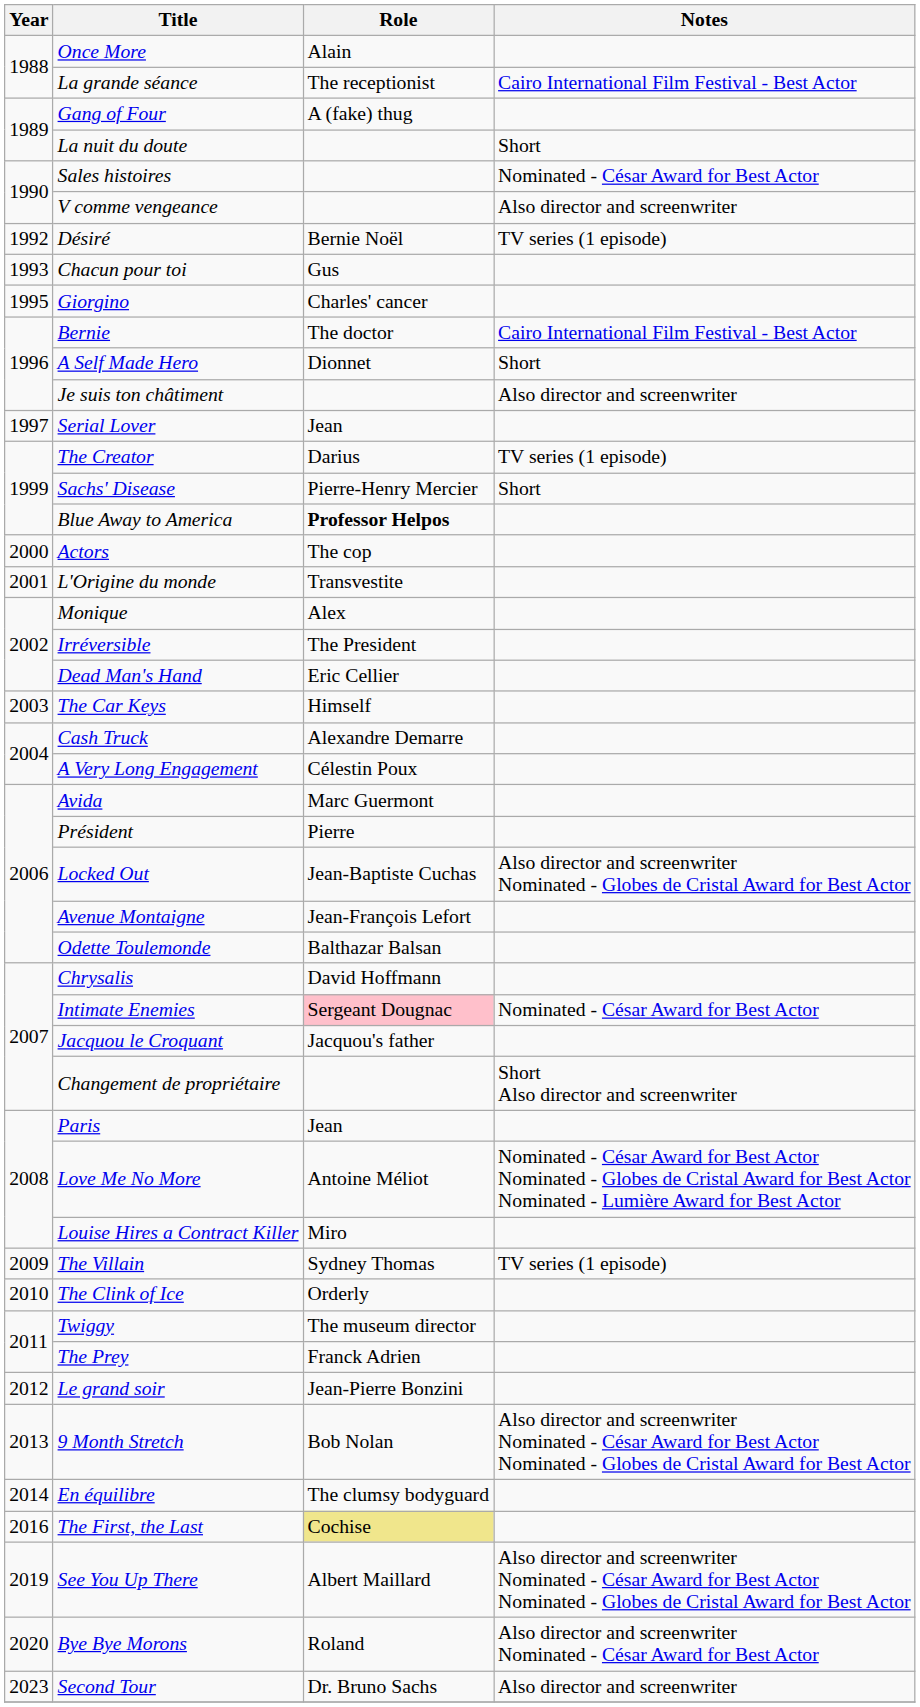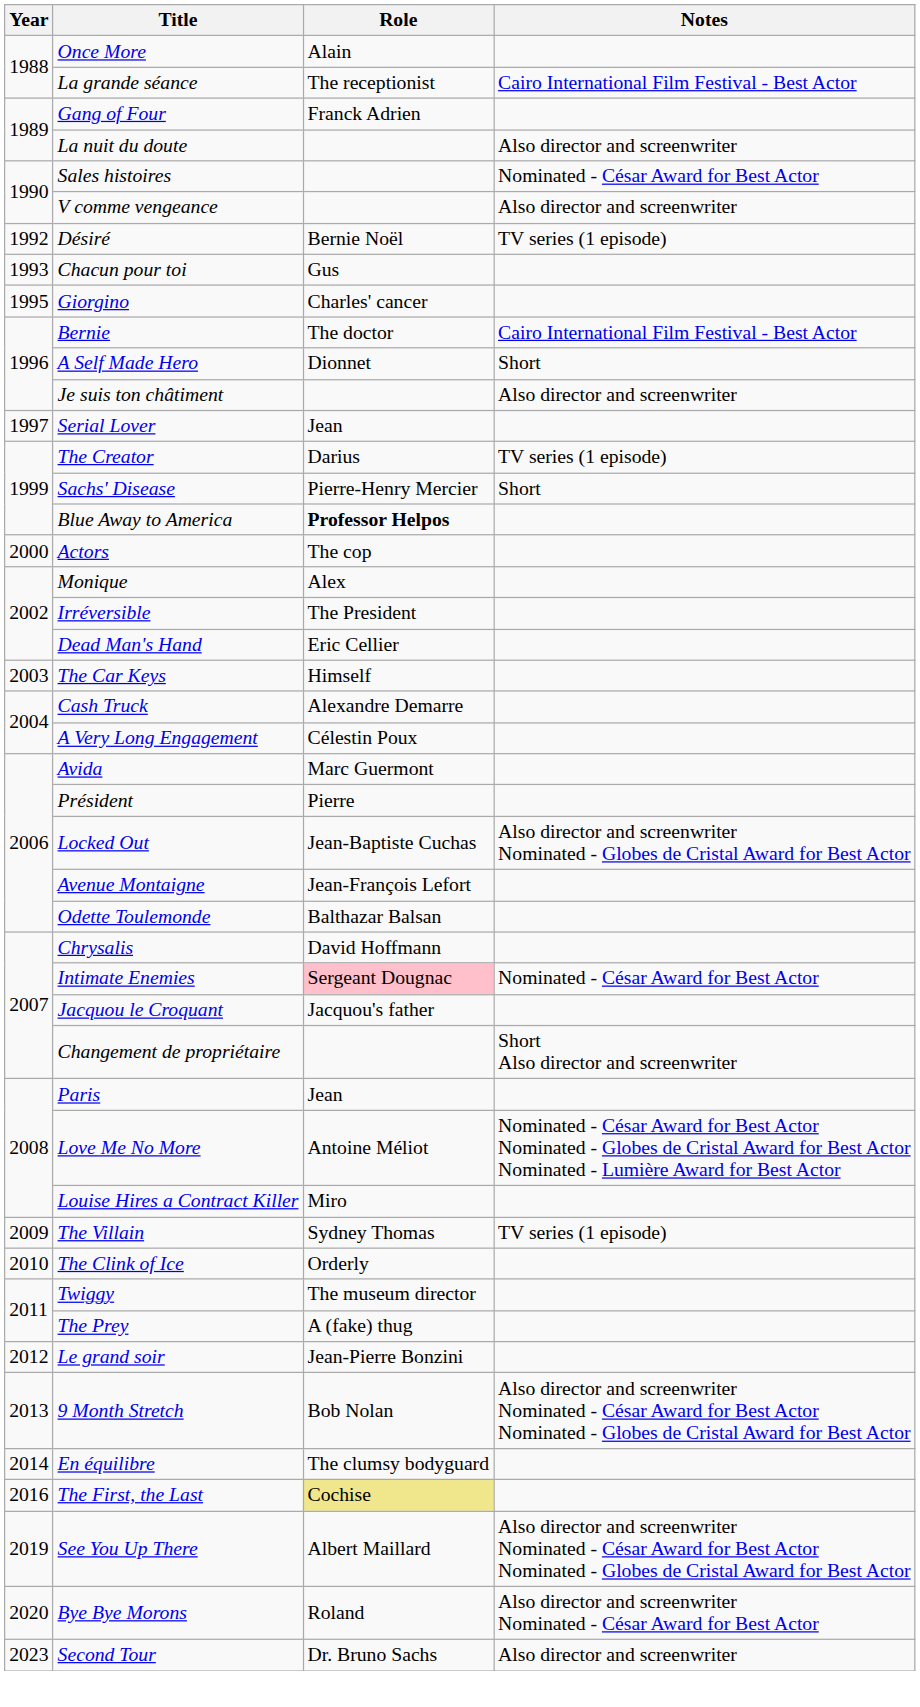(360, 113) A (fake) thug -> (364, 113) Franck Adrien
(519, 144) Short -> (617, 144) Also director and screenwriter
- row: (137, 581)
(364, 1357) Franck Adrien -> (360, 1325) A (fake) thug
